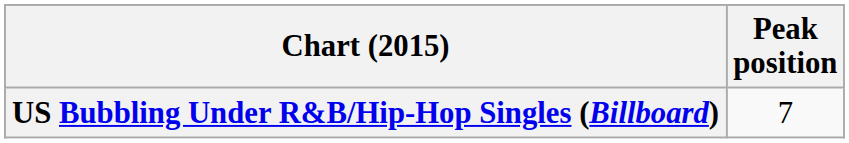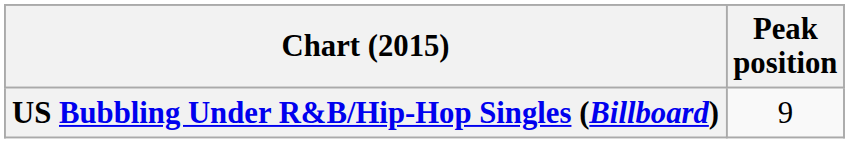(785, 112) 7 -> (785, 112) 9
